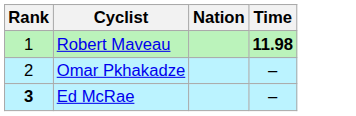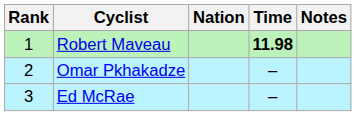+ column: (324, 17)
(29, 96) bold -> (29, 96) normal
